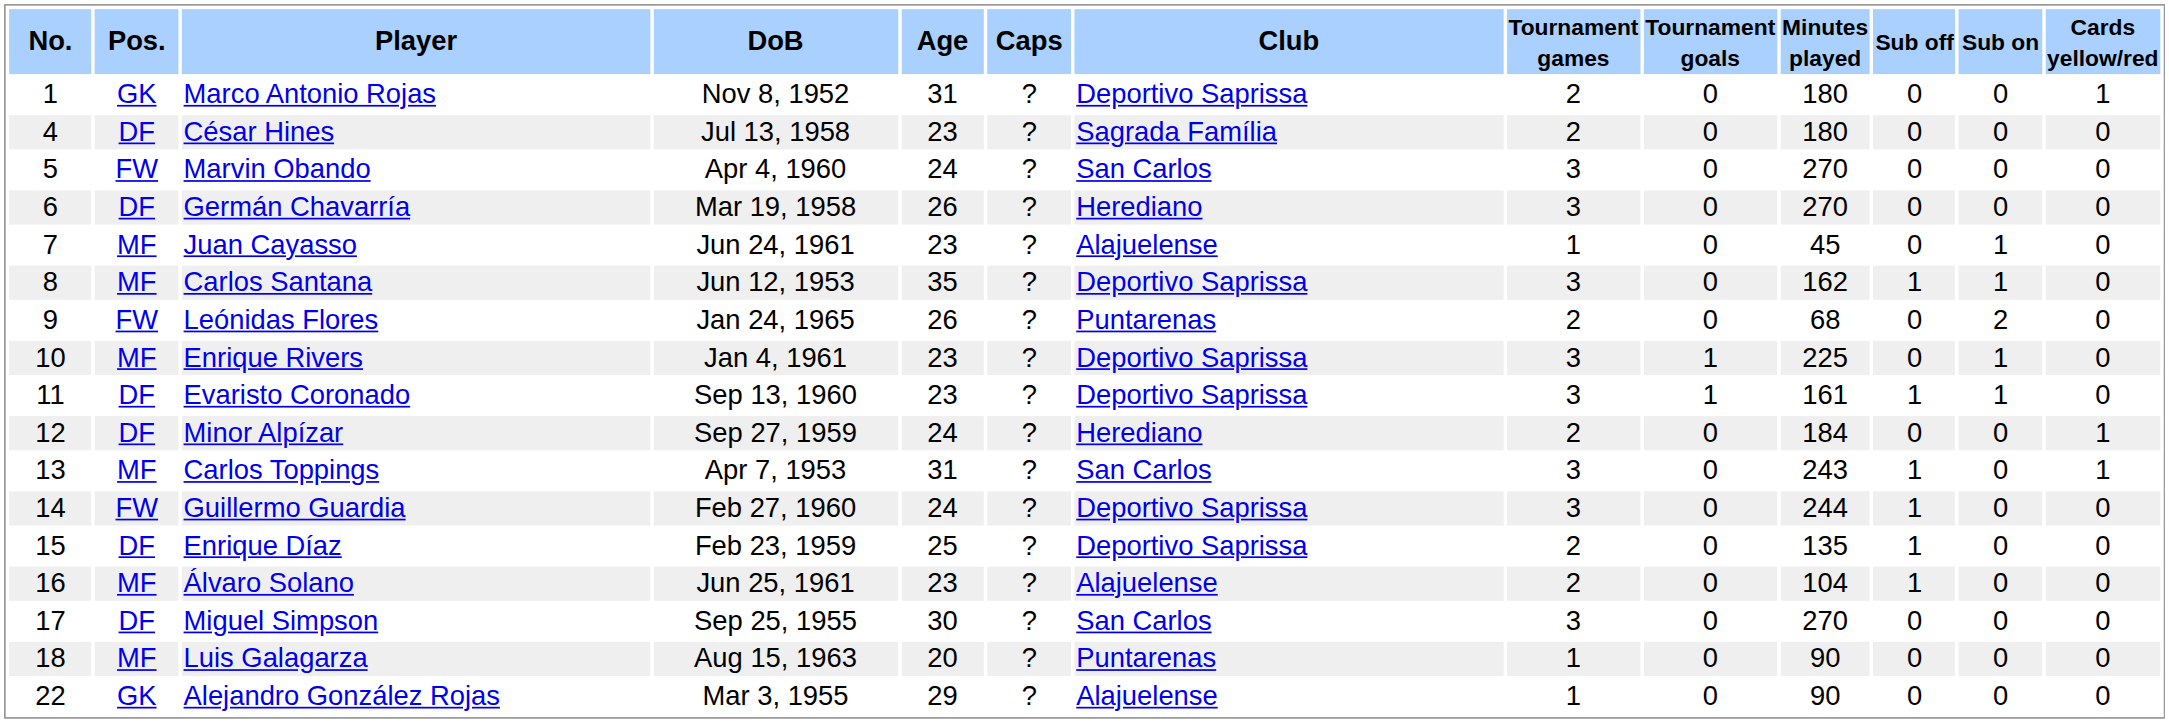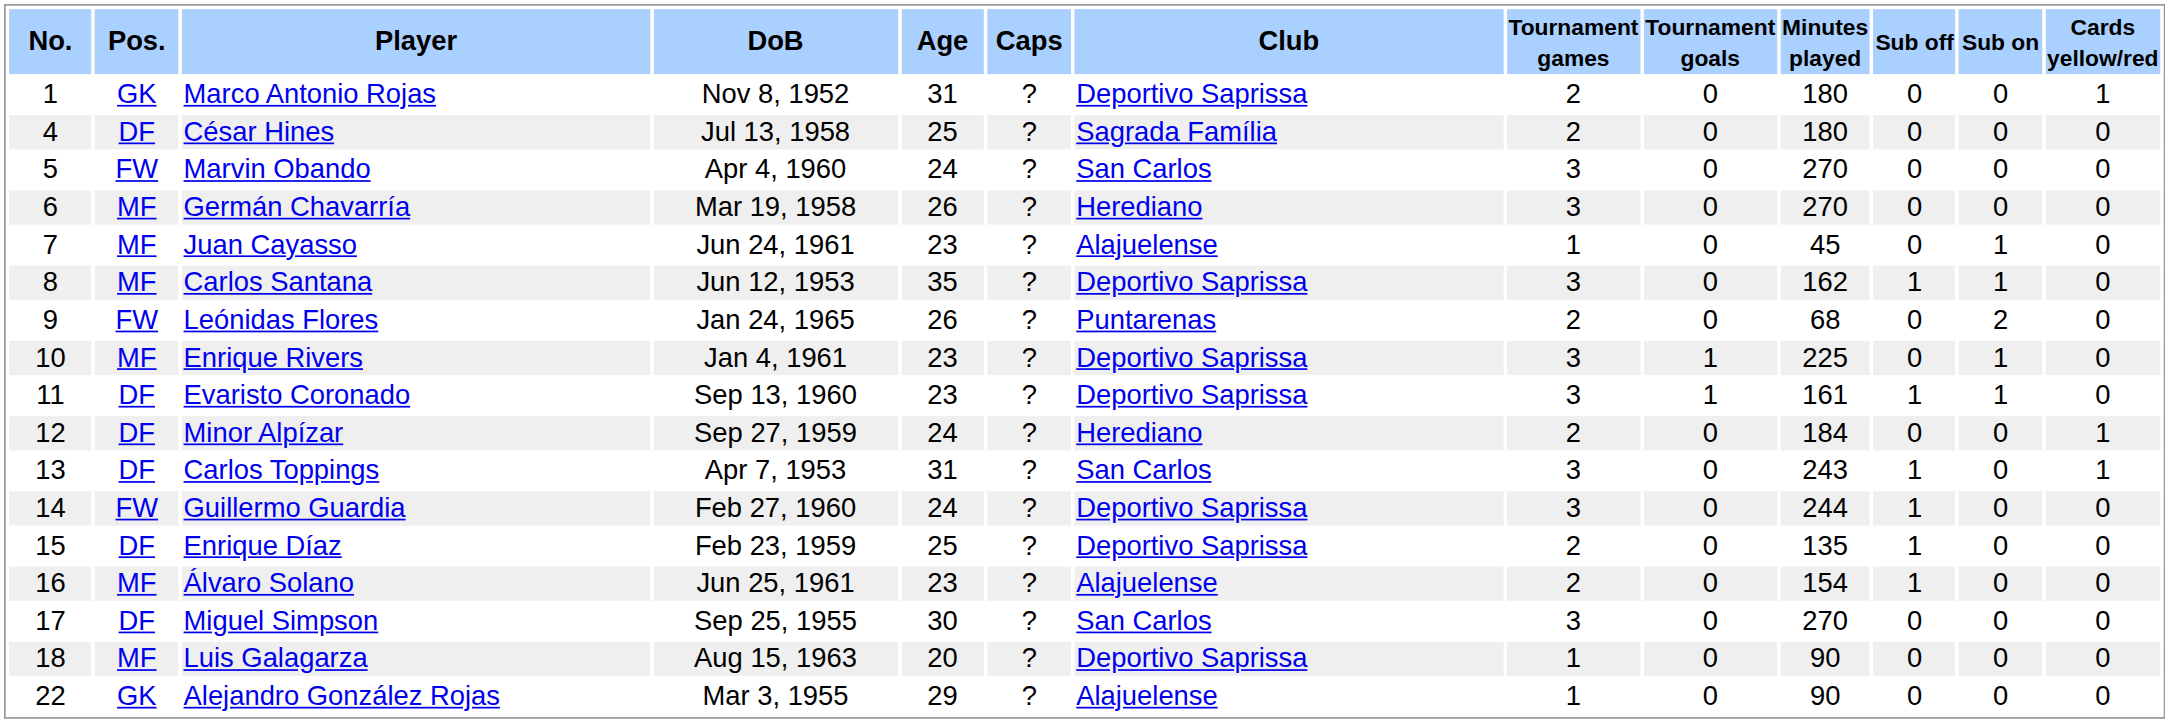(942, 131) 23 -> (942, 131) 25
(137, 207) DF -> (137, 207) MF
(137, 470) MF -> (137, 470) DF
(1825, 583) 104 -> (1825, 583) 154
(1146, 658) Puntarenas -> (1192, 658) Deportivo Saprissa
